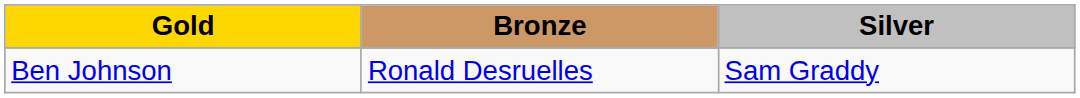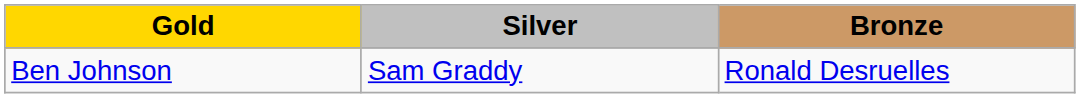columns swapped: (897, 26) <-> (540, 26)
